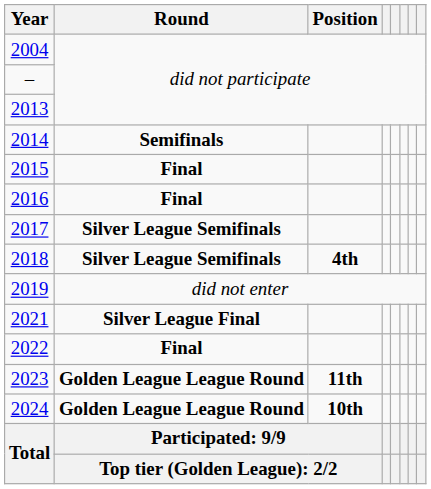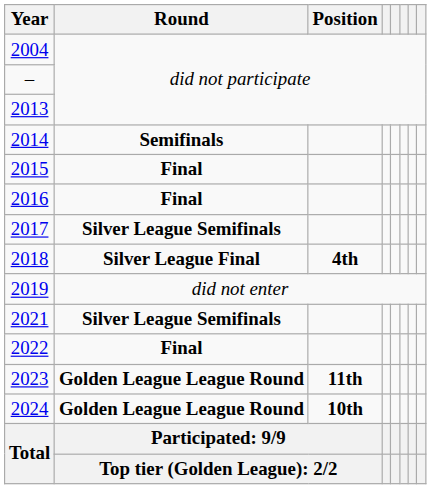(181, 259) Silver League Semifinals -> (181, 259) Silver League Final
(181, 318) Silver League Final -> (181, 318) Silver League Semifinals
